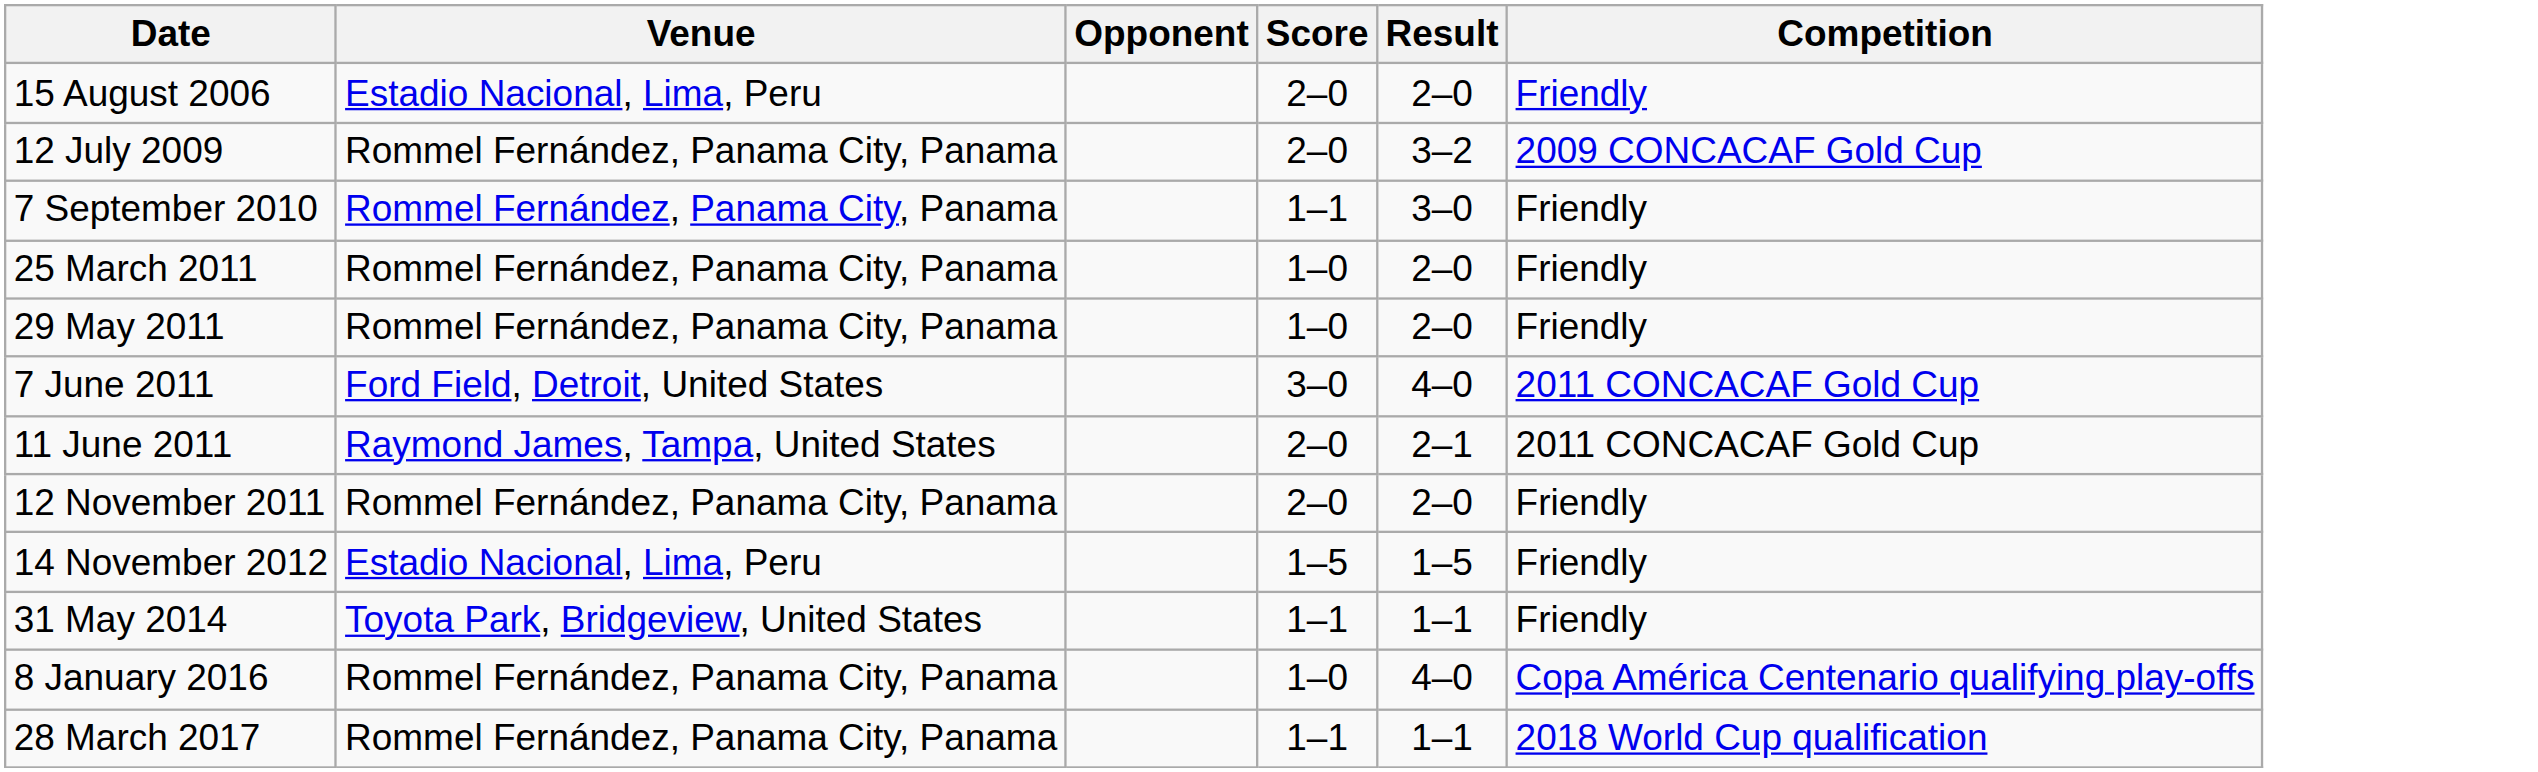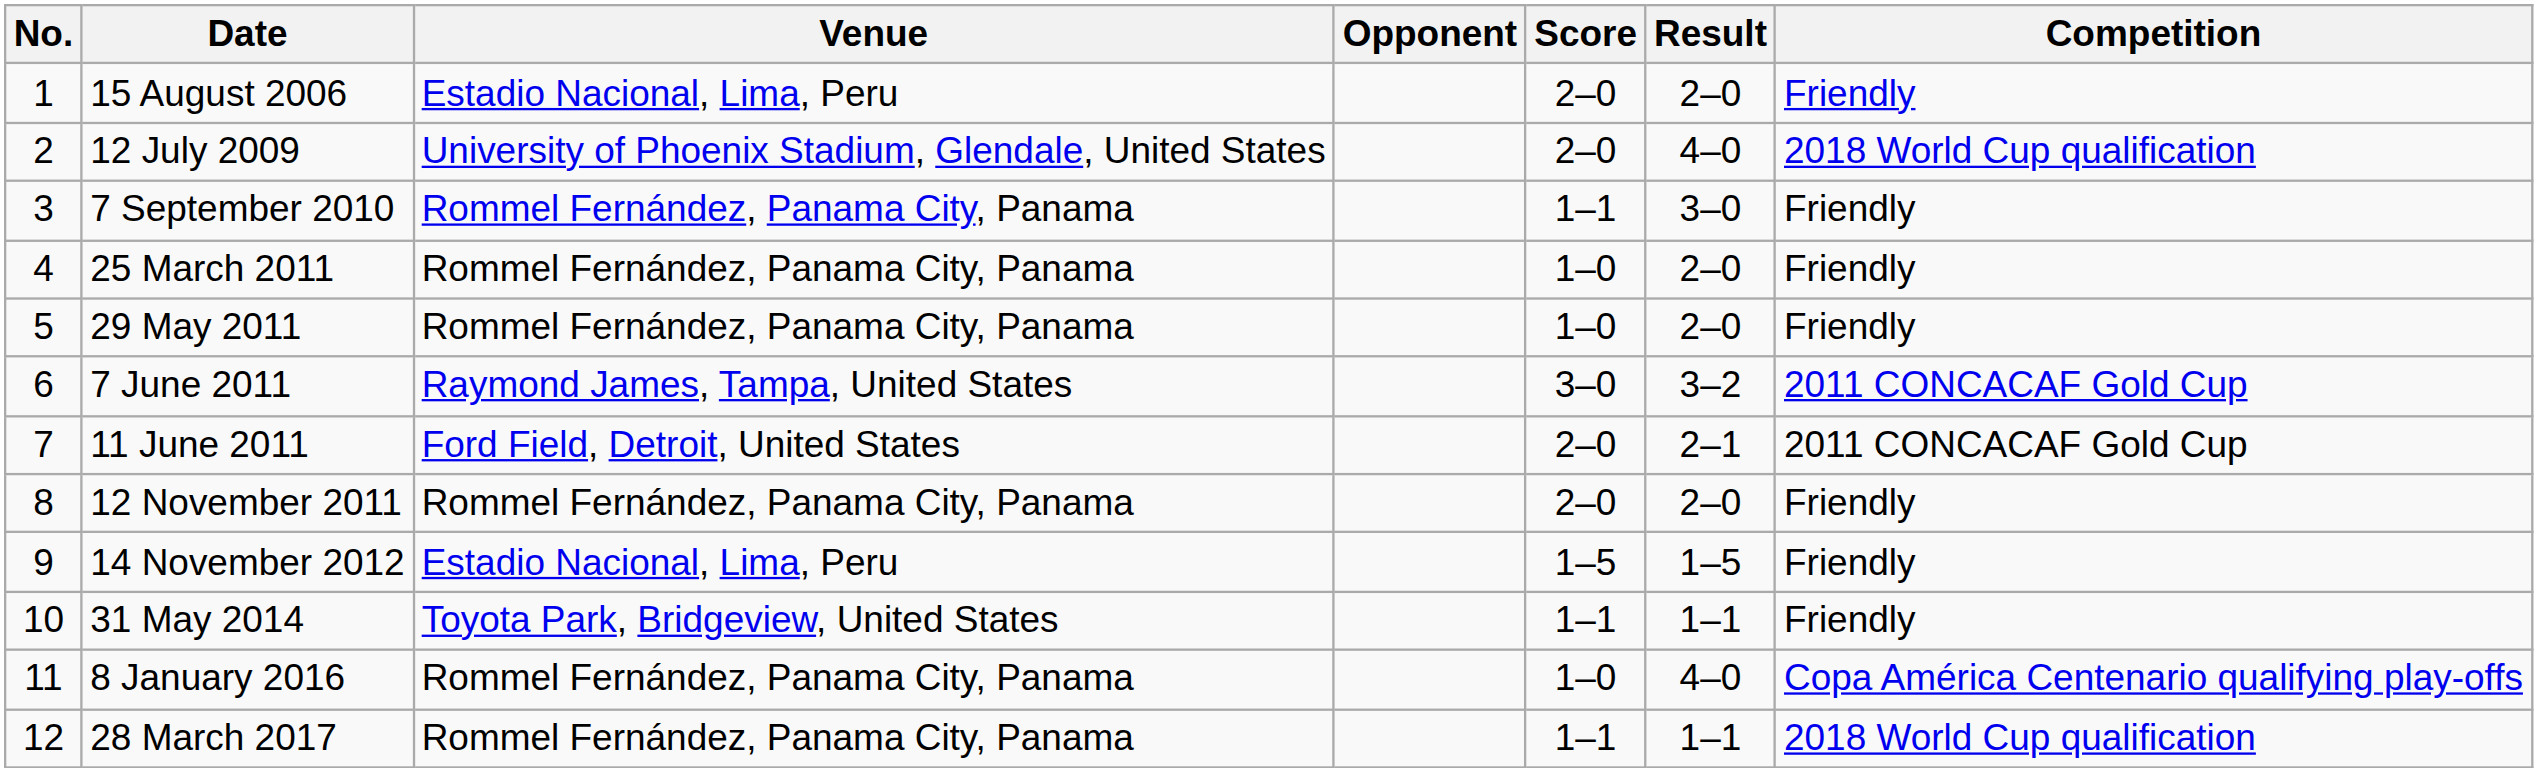+ column: (43, 33)
(701, 151) Rommel Fernández, Panama City, Panama -> (874, 151) University of Phoenix Stadium, Glendale, United States
(1442, 151) 3–2 -> (1710, 151) 4–0
(1749, 151) 2009 CONCACAF Gold Cup -> (2020, 151) 2018 World Cup qualification
(614, 385) Ford Field, Detroit, United States -> (747, 385) Raymond James, Tampa, United States
(1442, 385) 4–0 -> (1710, 385) 3–2
(670, 444) Raymond James, Tampa, United States -> (691, 444) Ford Field, Detroit, United States
